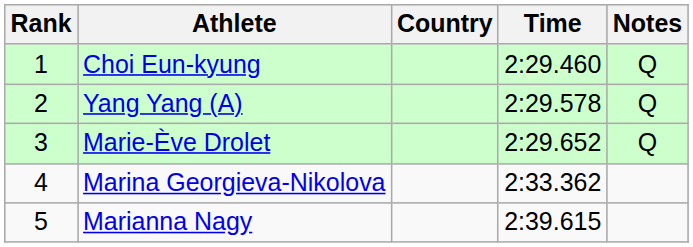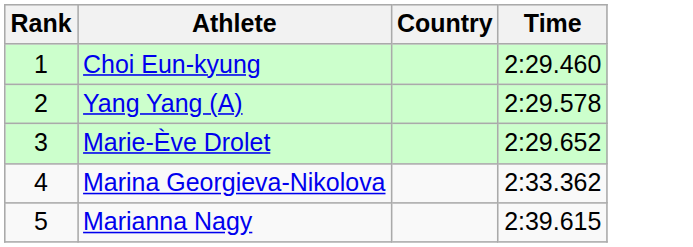- column: (648, 24)
